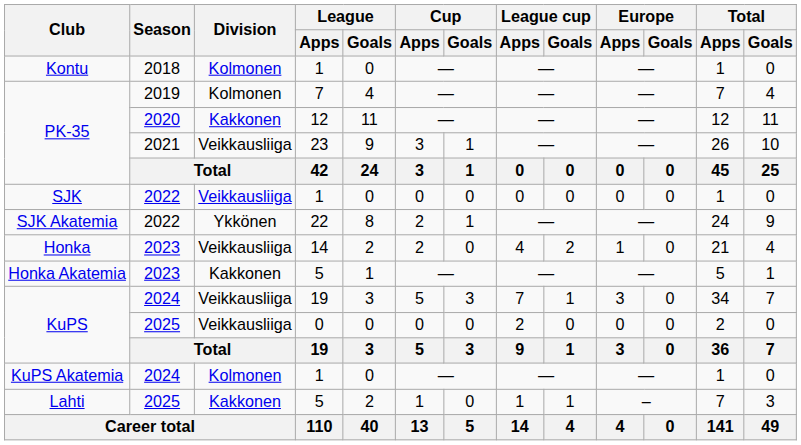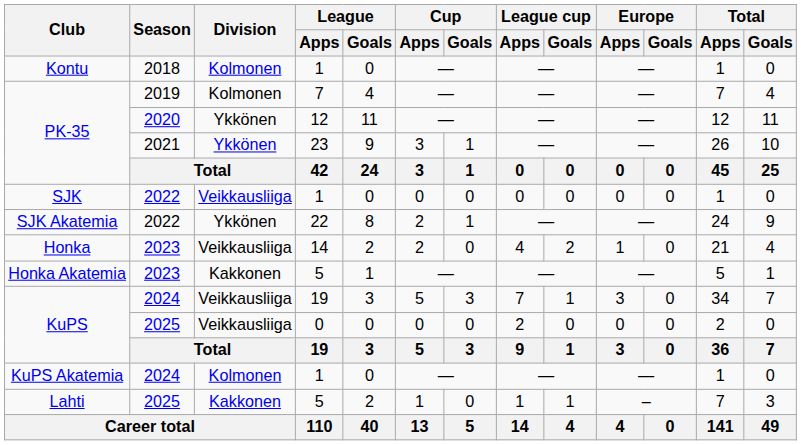(245, 119) Kakkonen -> (245, 119) Ykkönen
(245, 145) Veikkausliiga -> (245, 145) Ykkönen
